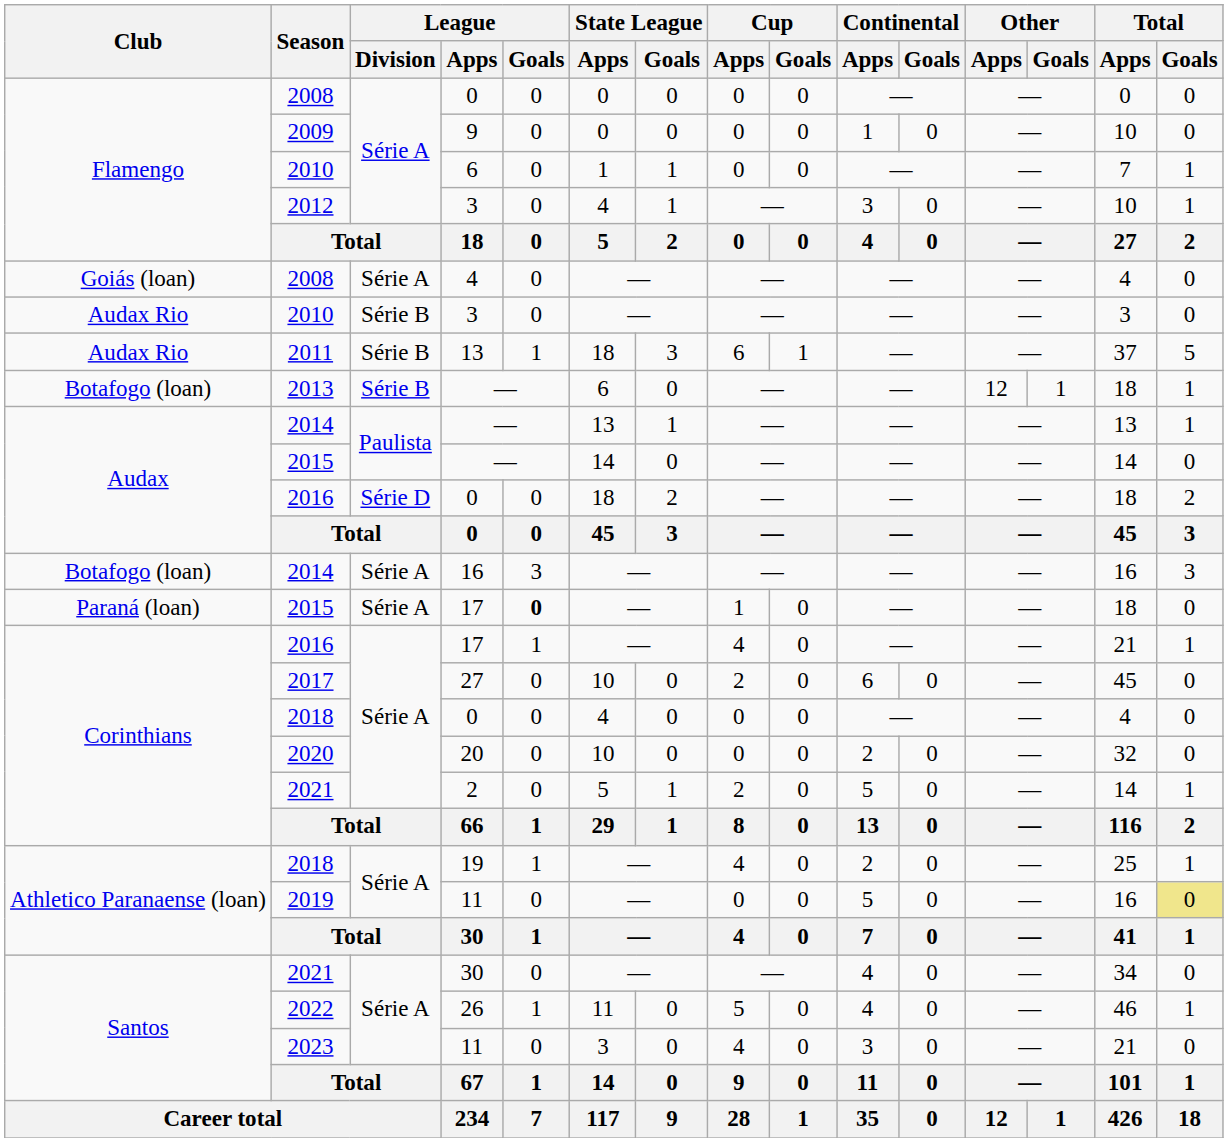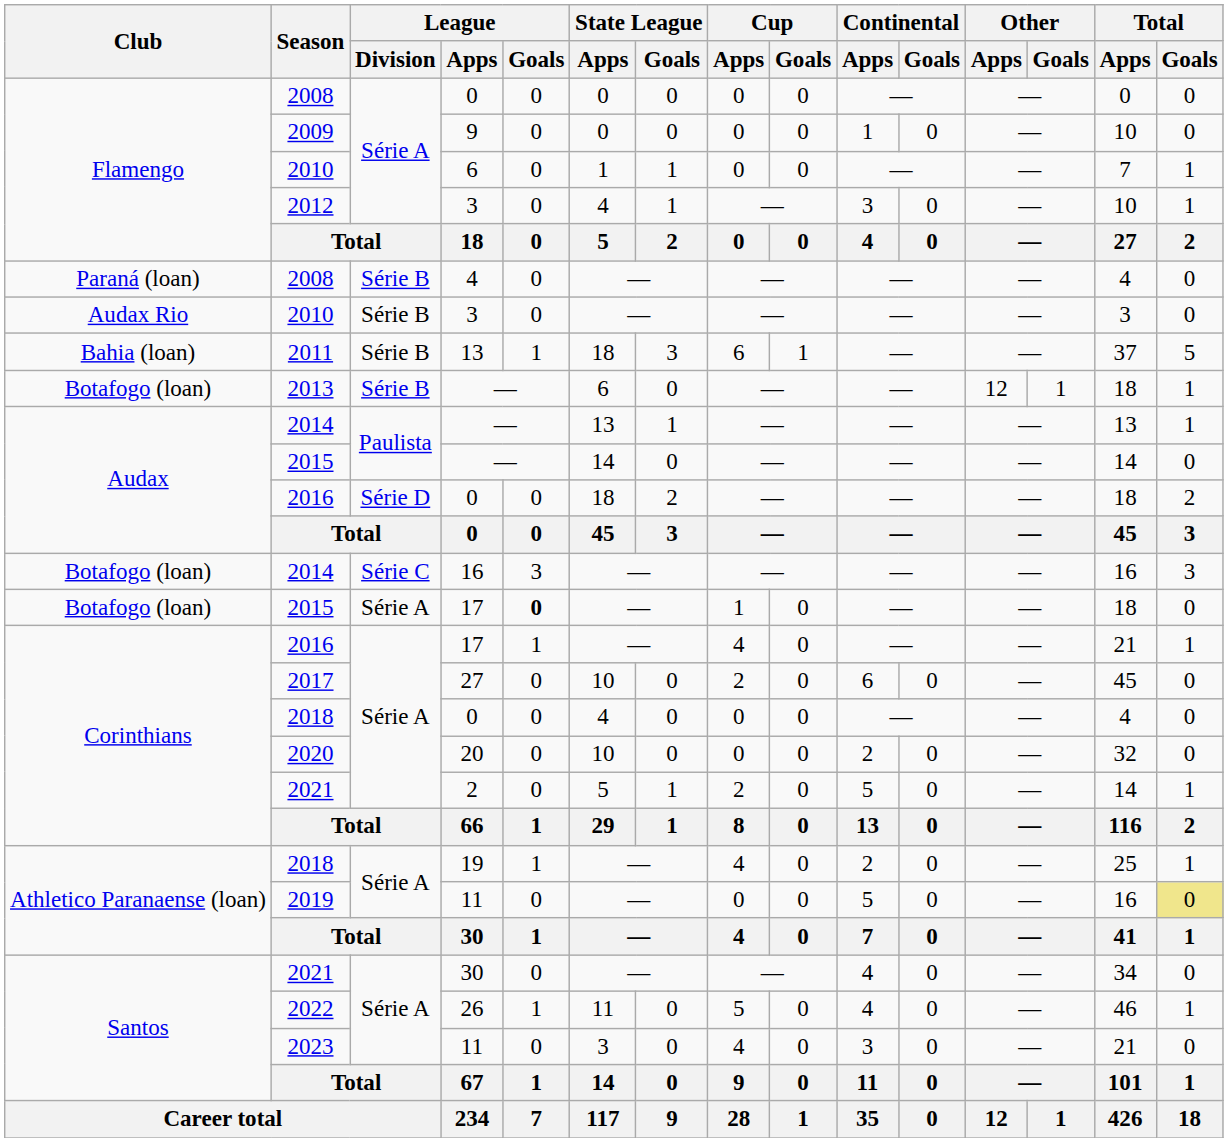(138, 278) Goiás (loan) -> (138, 278) Paraná (loan)
(395, 278) Série A -> (395, 278) Série B
(138, 351) Audax Rio -> (138, 351) Bahia (loan)
(395, 570) Série A -> (395, 570) Série C
(138, 607) Paraná (loan) -> (138, 607) Botafogo (loan)
